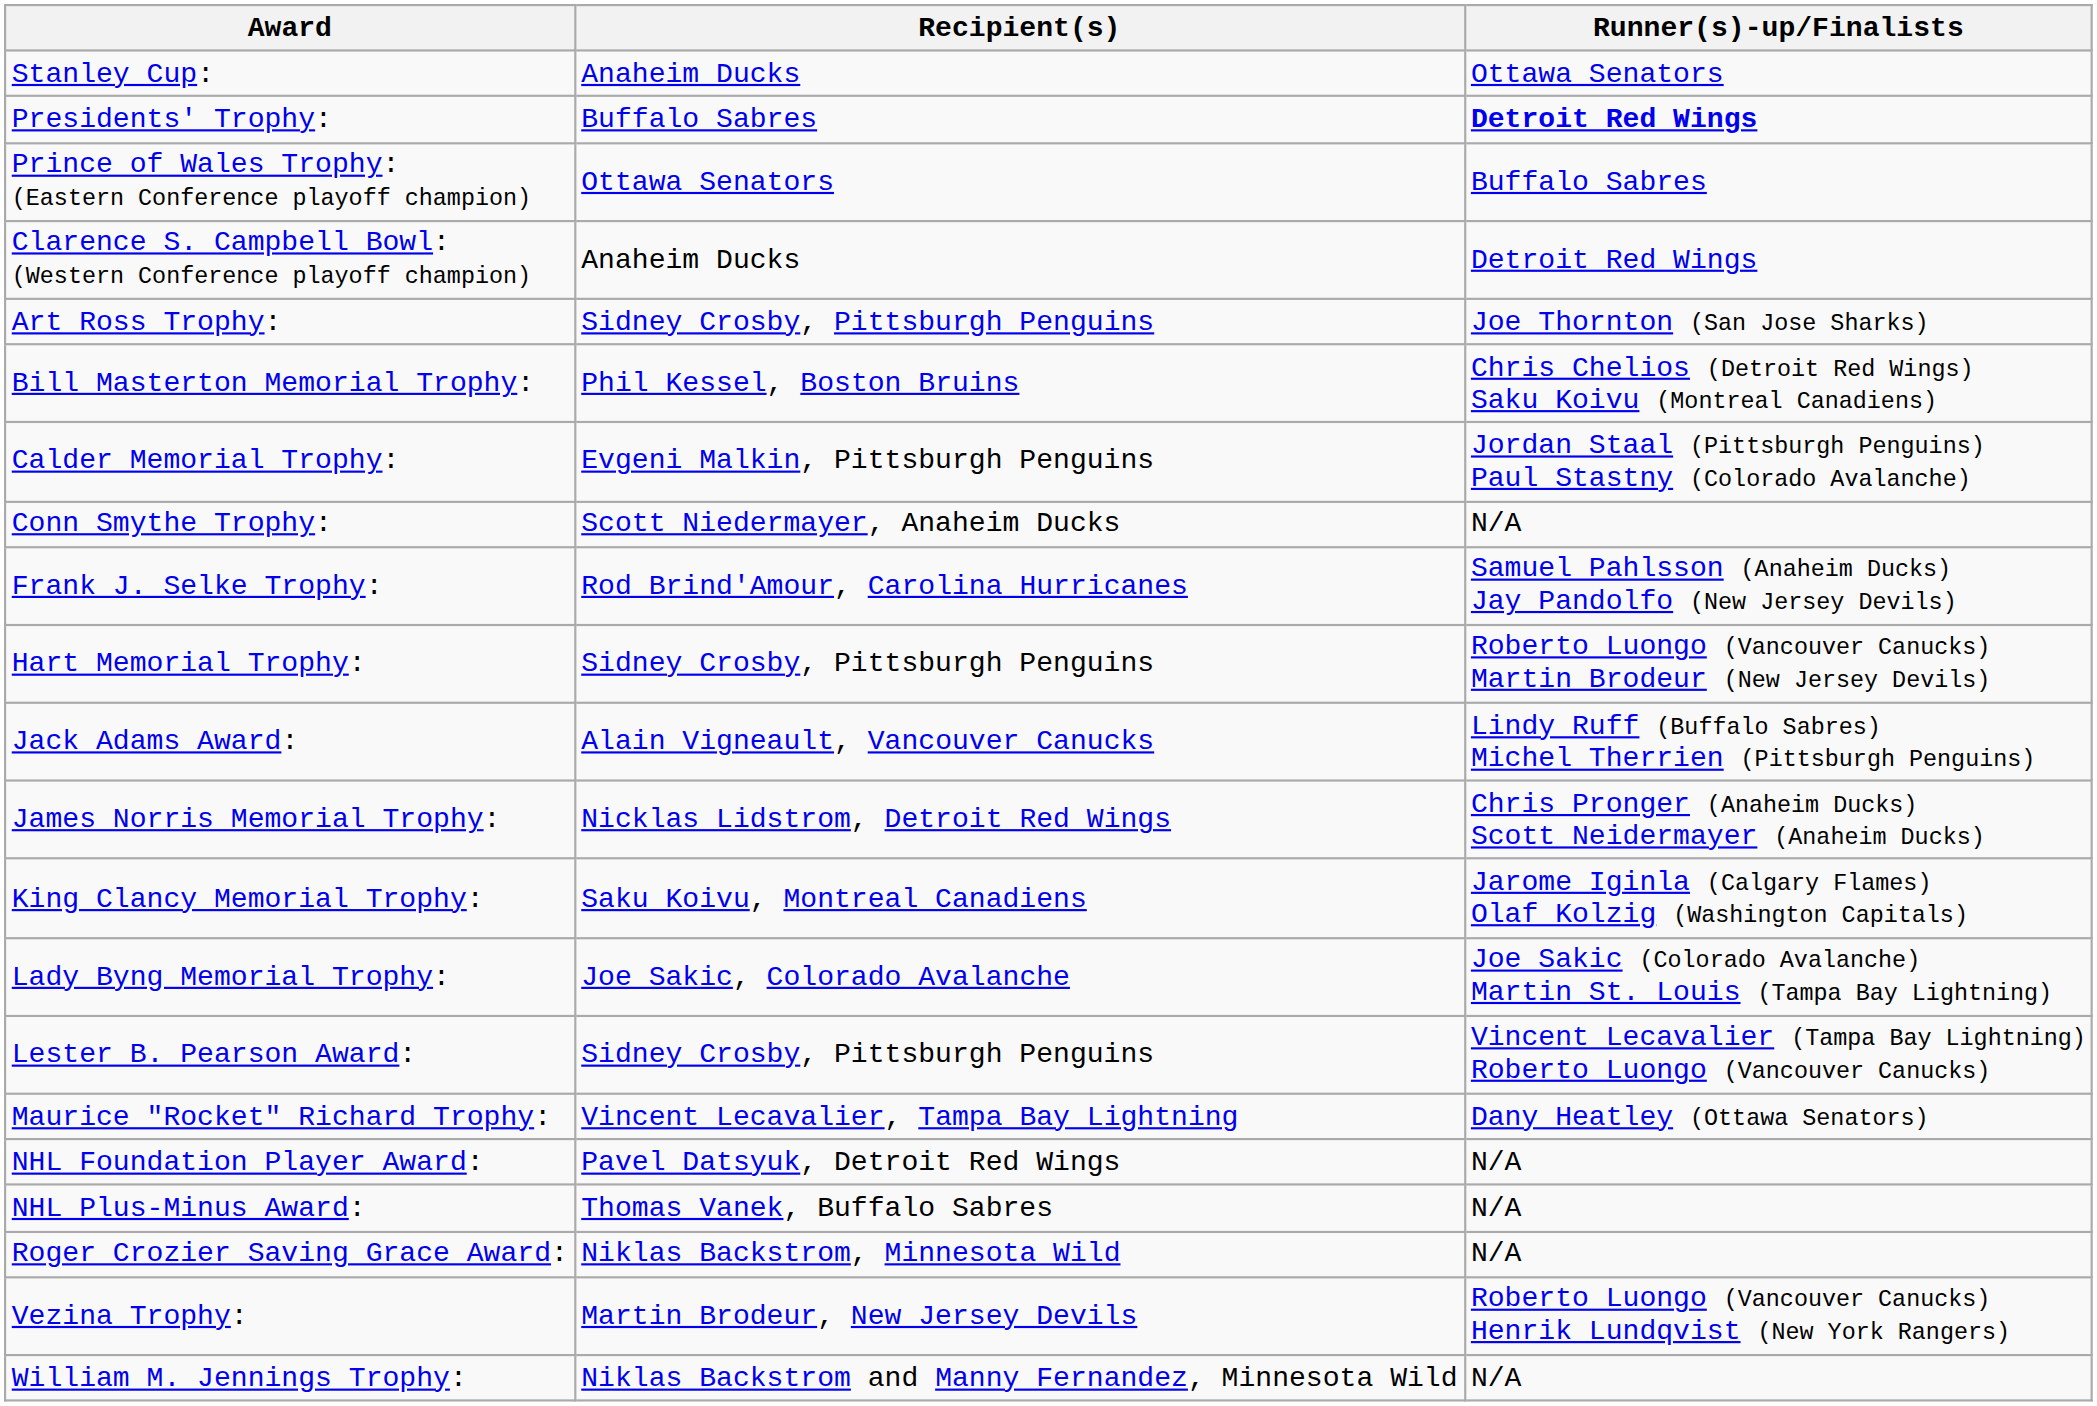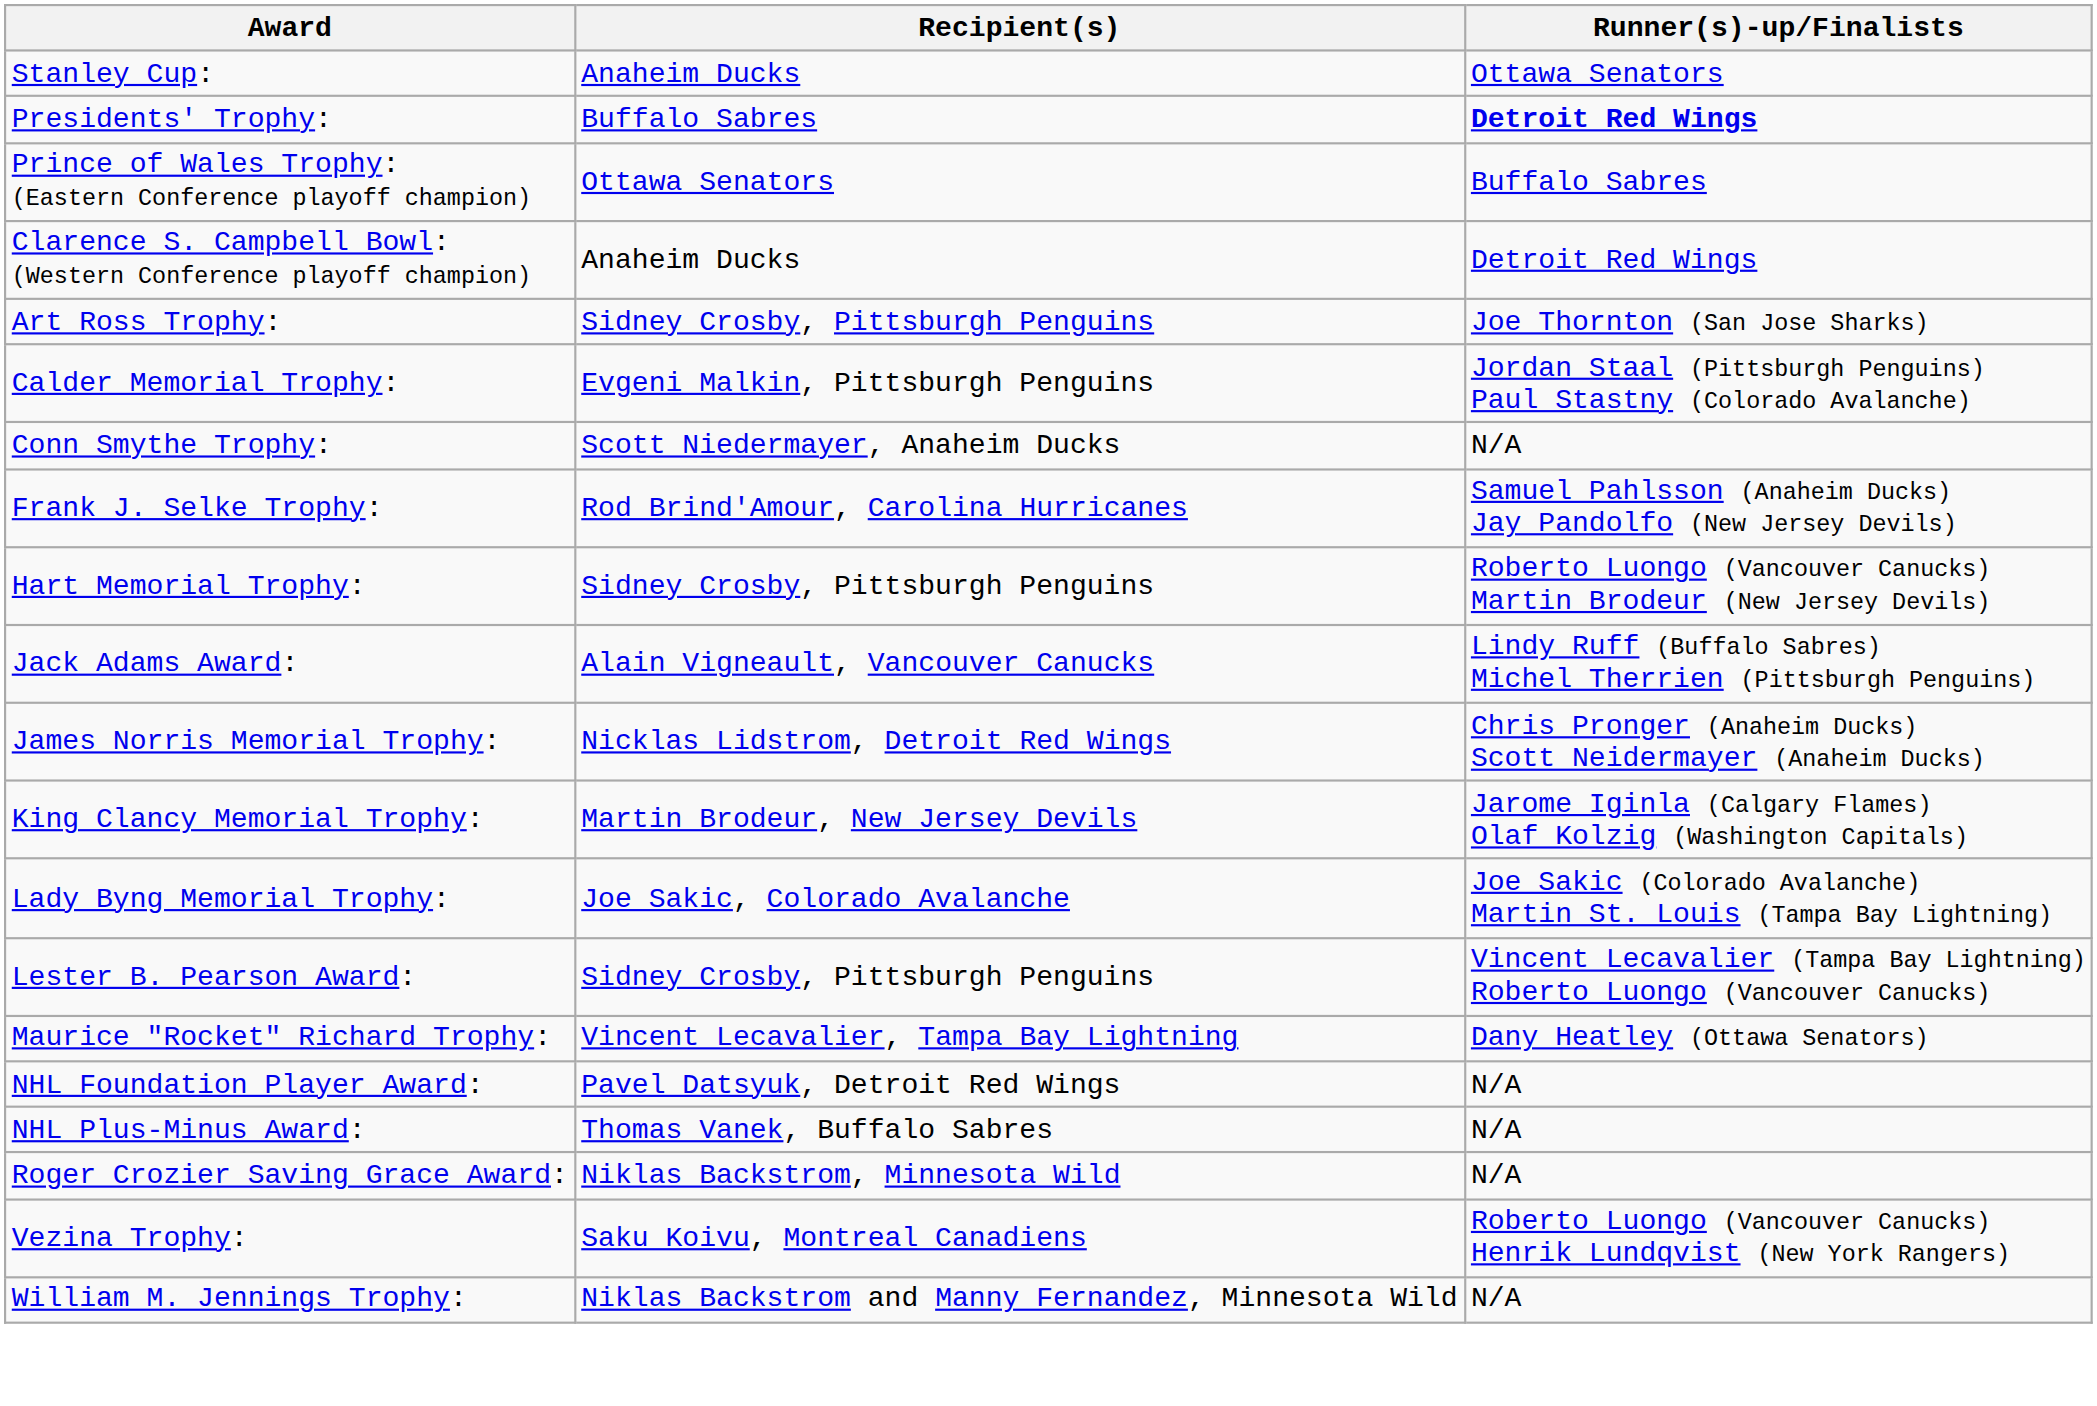- row: (273, 384)
(834, 898) Saku Koivu, Montreal Canadiens -> (859, 820) Martin Brodeur, New Jersey Devils
(859, 1316) Martin Brodeur, New Jersey Devils -> (834, 1238) Saku Koivu, Montreal Canadiens
